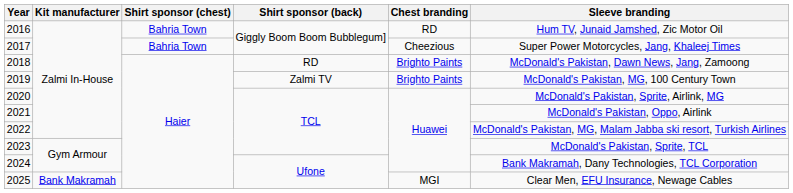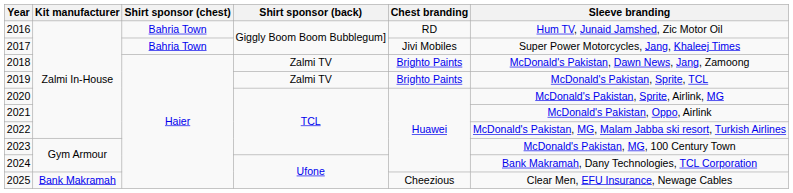(429, 46) Cheezious -> (429, 46) Jivi Mobiles
(311, 63) RD -> (311, 63) Zalmi TV
(630, 79) McDonald's Pakistan, MG, 100 Century Town -> (630, 79) McDonald's Pakistan, Sprite, TCL
(630, 146) McDonald's Pakistan, Sprite, TCL -> (630, 146) McDonald's Pakistan, MG, 100 Century Town
(429, 180) MGI -> (429, 180) Cheezious
